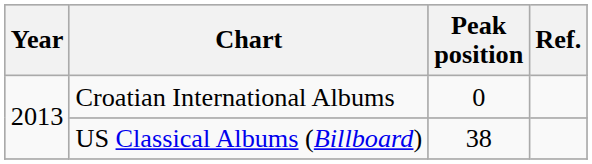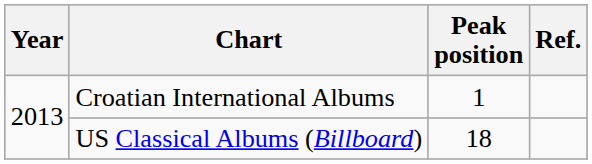(479, 96) 0 -> (479, 96) 1
(479, 138) 38 -> (479, 138) 18
